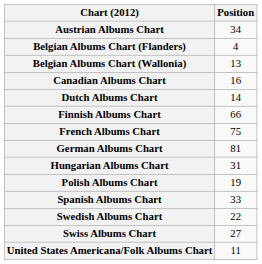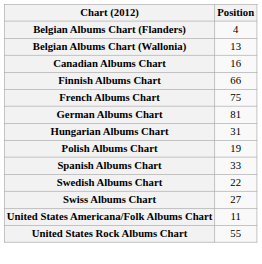- row: (110, 30)
- row: (110, 98)
+ row: (110, 234)
